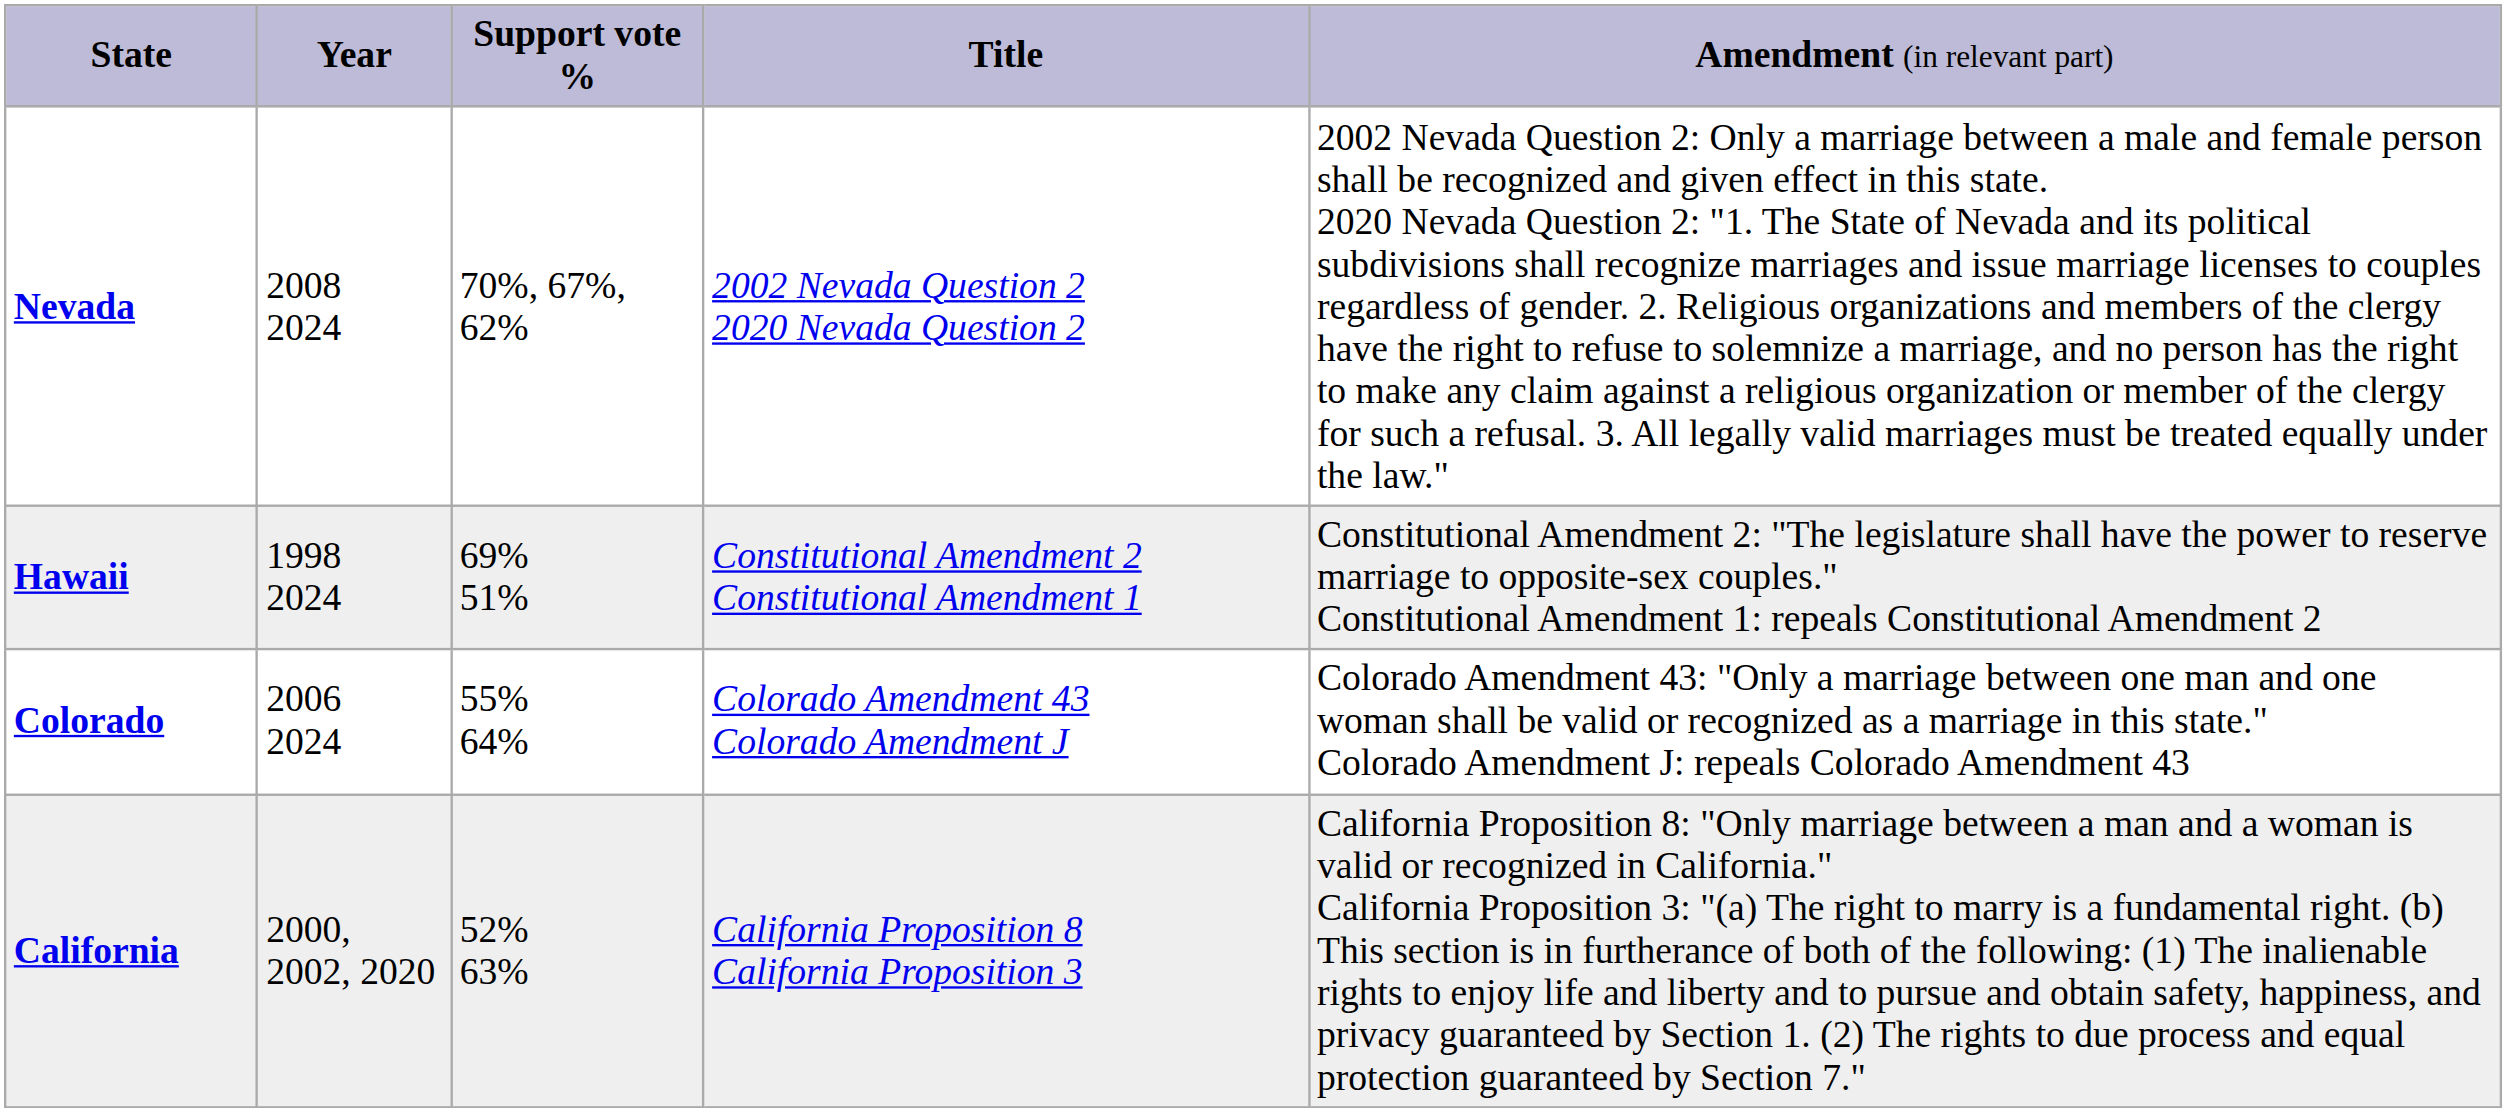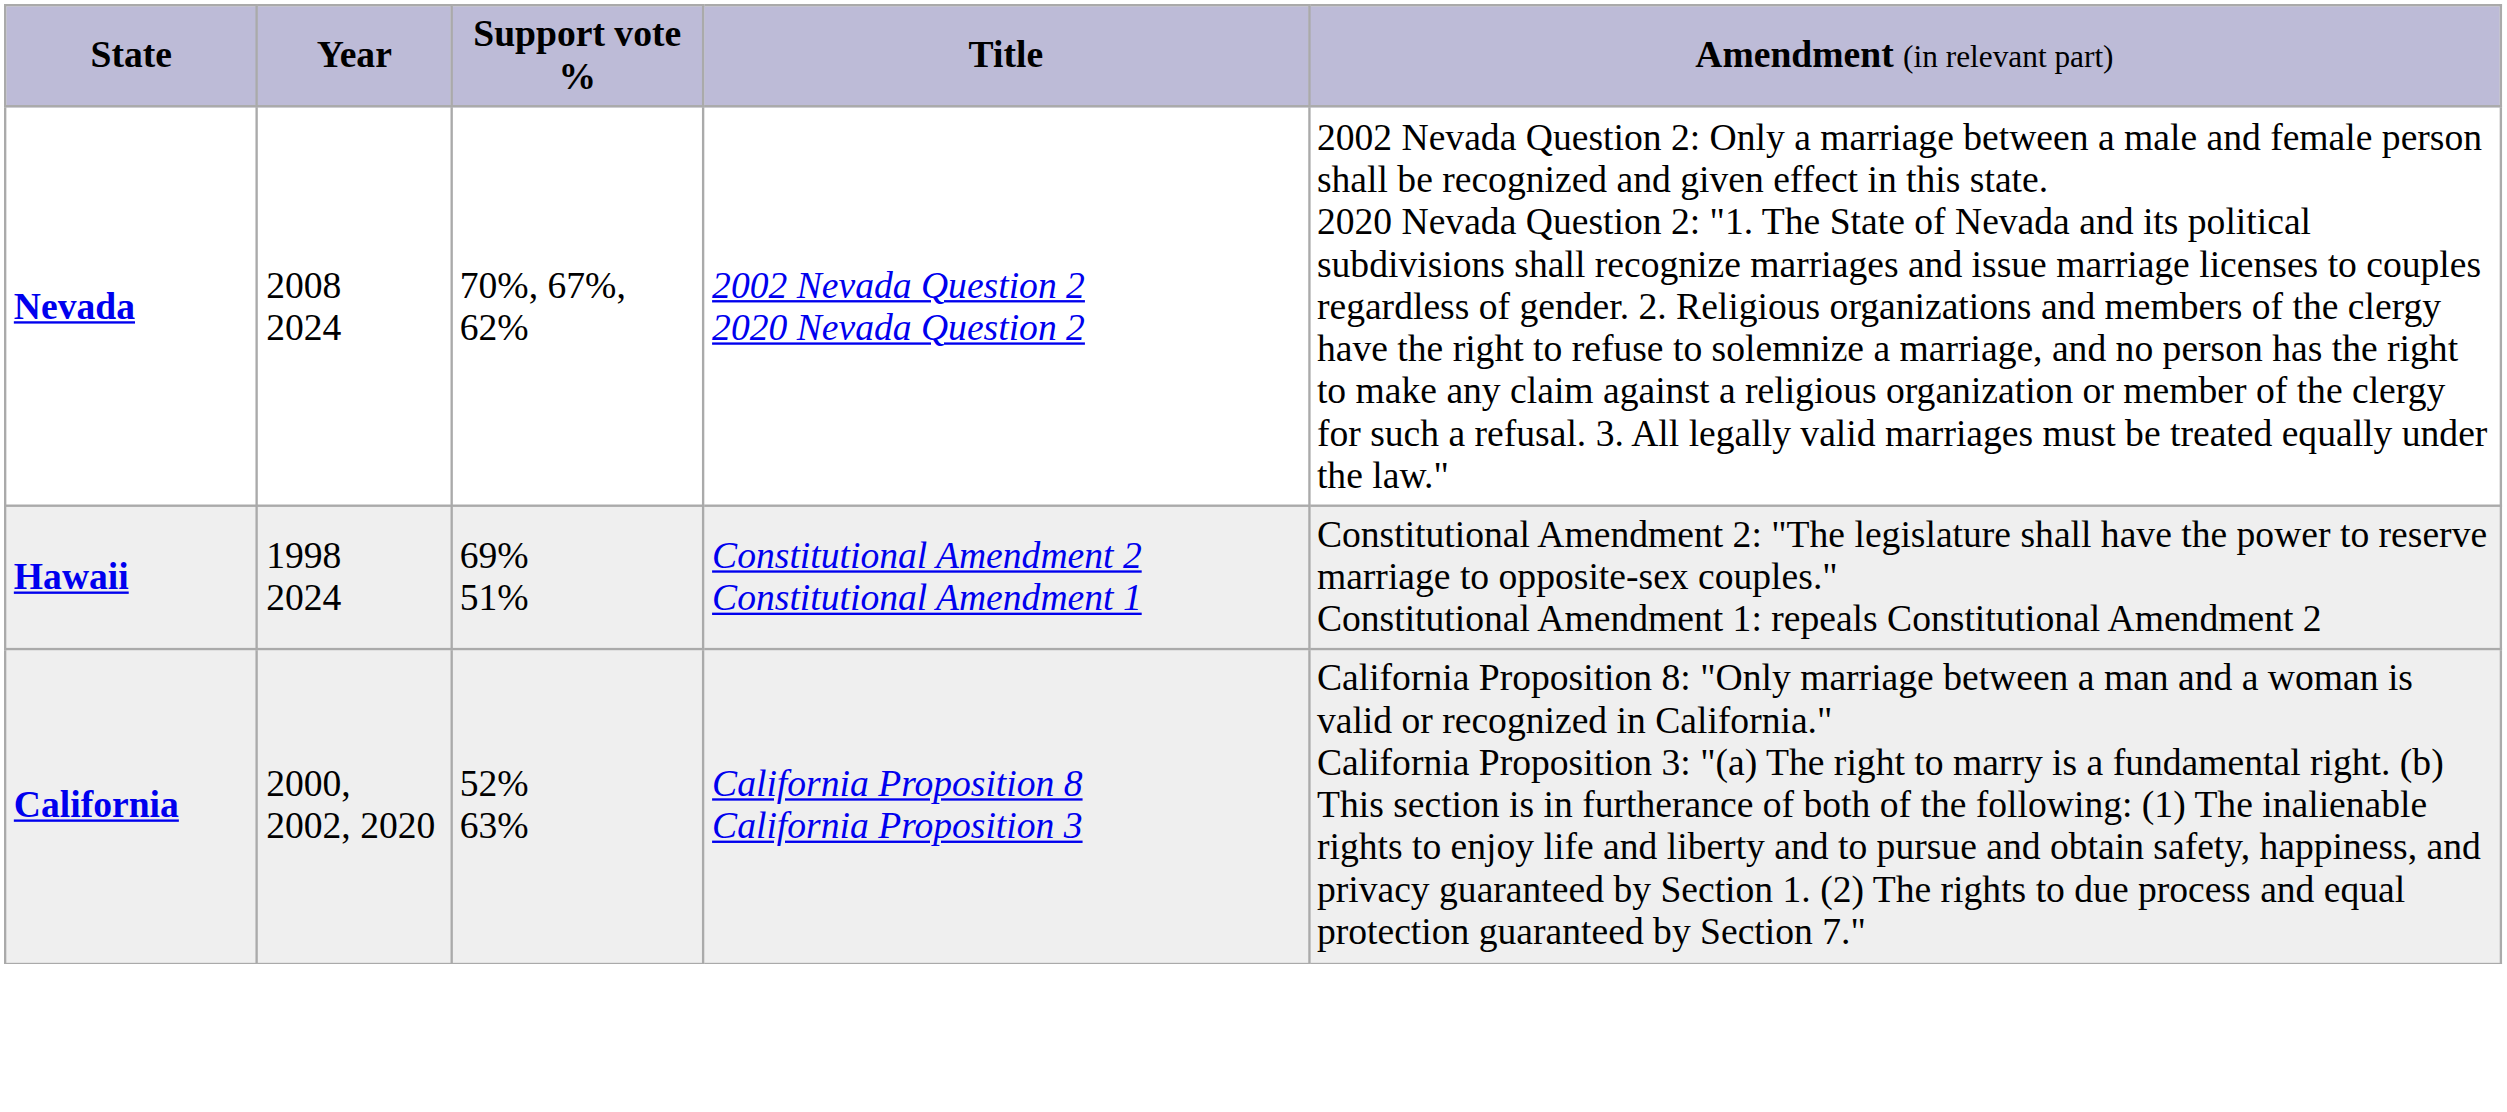- row: (89, 720)
